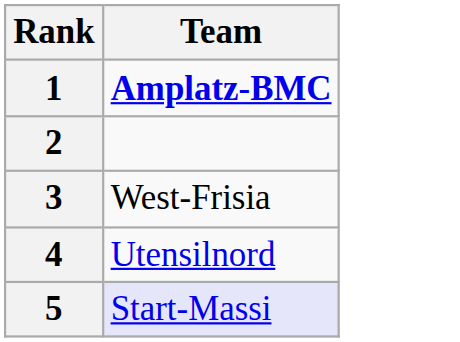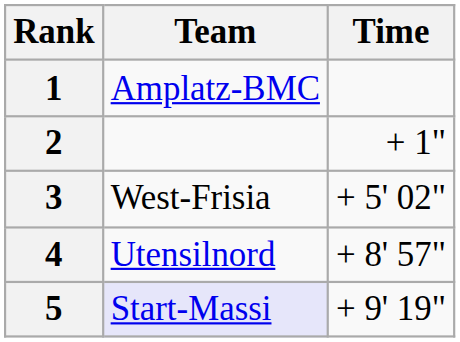+ column: (391, 32)
(221, 87) bold -> (215, 87) normal
